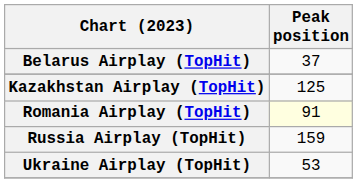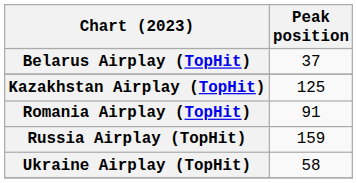(311, 113) lightyellow background -> (311, 113) no background
(311, 165) 53 -> (311, 165) 58
